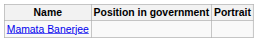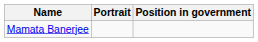columns swapped: (232, 12) <-> (151, 12)
